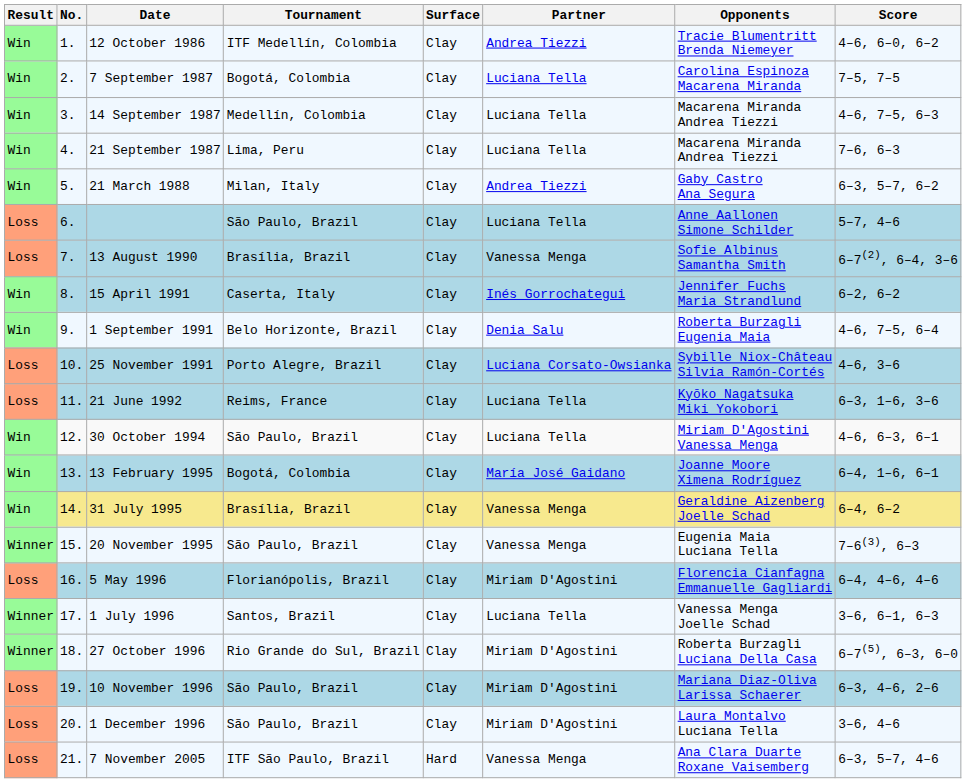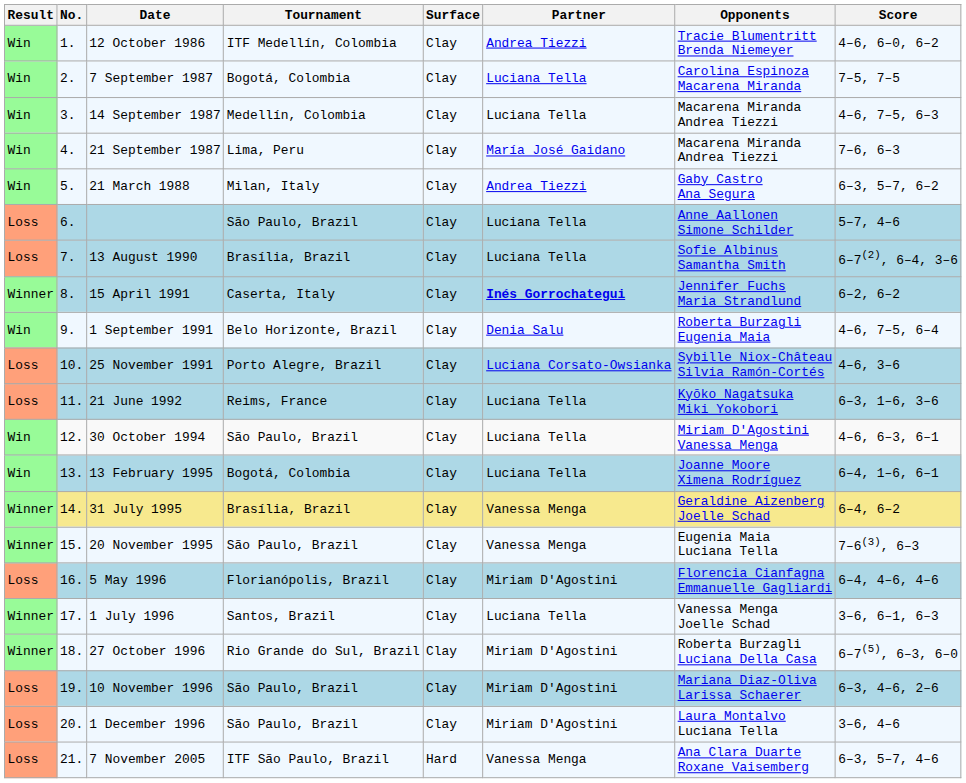(536, 151) Luciana Tella -> (556, 151) María José Gaidano
(536, 258) Vanessa Menga -> (536, 258) Luciana Tella
(19, 294) Win -> (31, 294) Winner
(556, 294) normal -> (556, 294) bold
(556, 473) María José Gaidano -> (536, 473) Luciana Tella
(19, 509) Win -> (31, 509) Winner
